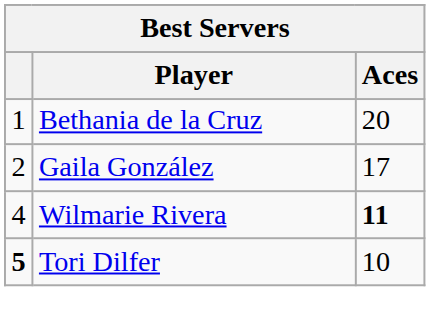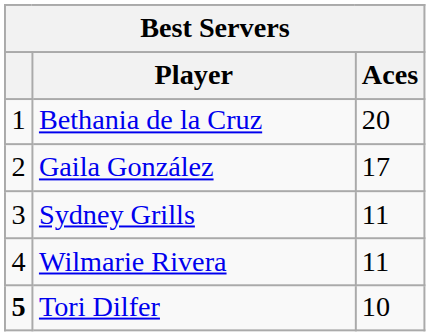+ row: (117, 214)
(375, 214) bold -> (375, 260) normal
